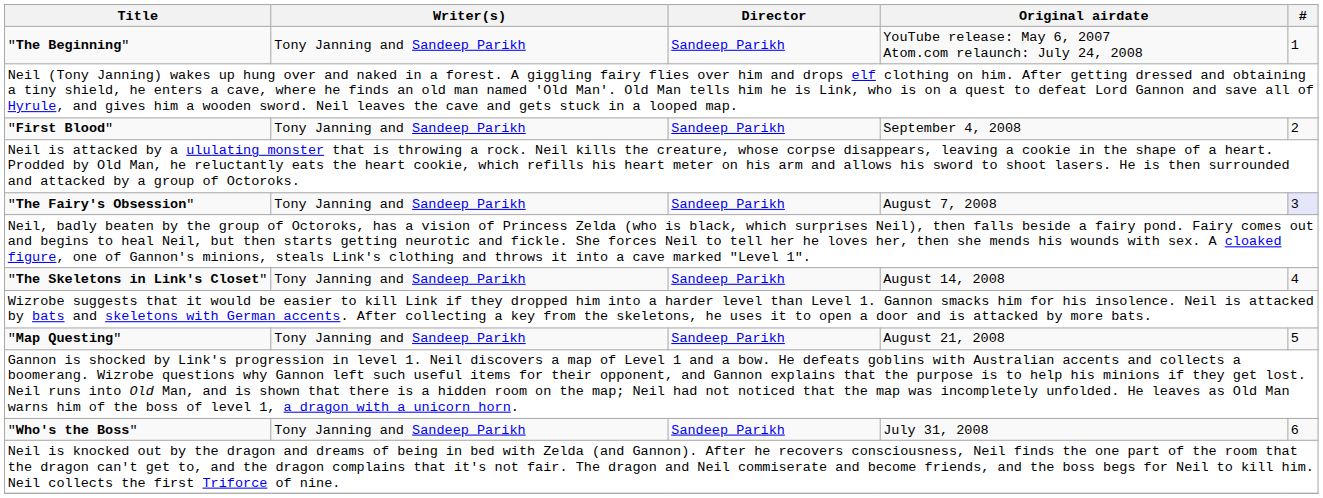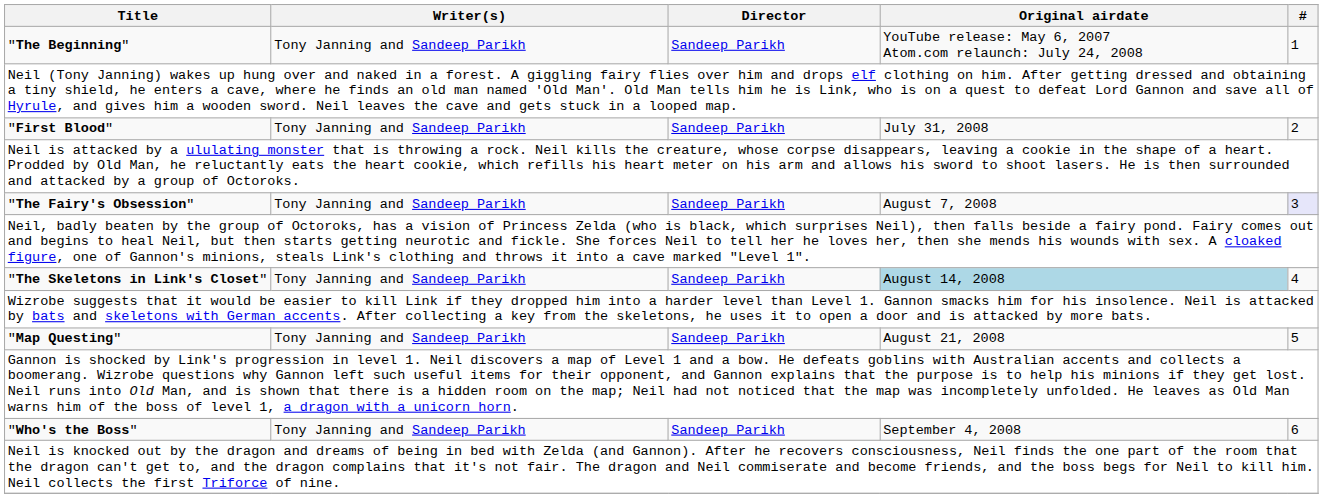(952, 128) September 4, 2008 -> (936, 128) July 31, 2008
(944, 279) no background -> (944, 279) lightblue background
(936, 430) July 31, 2008 -> (952, 430) September 4, 2008
